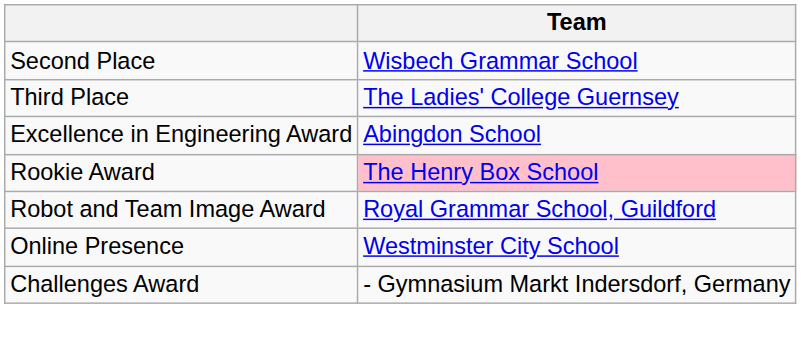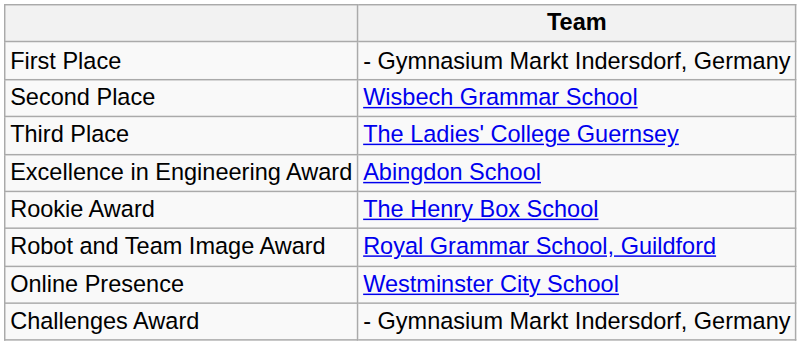+ row: (66, 60)
(481, 172) pink background -> (481, 209) no background
